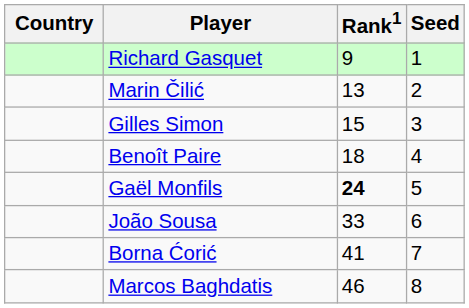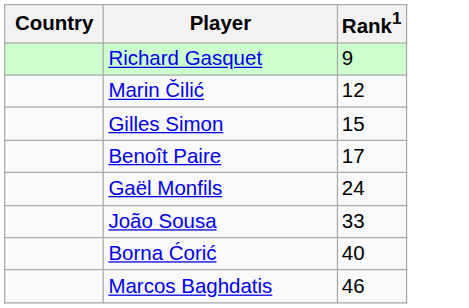- column: (435, 23)
(353, 91) 13 -> (353, 91) 12
(353, 156) 18 -> (353, 156) 17
(353, 188) bold -> (353, 188) normal
(353, 253) 41 -> (353, 253) 40
